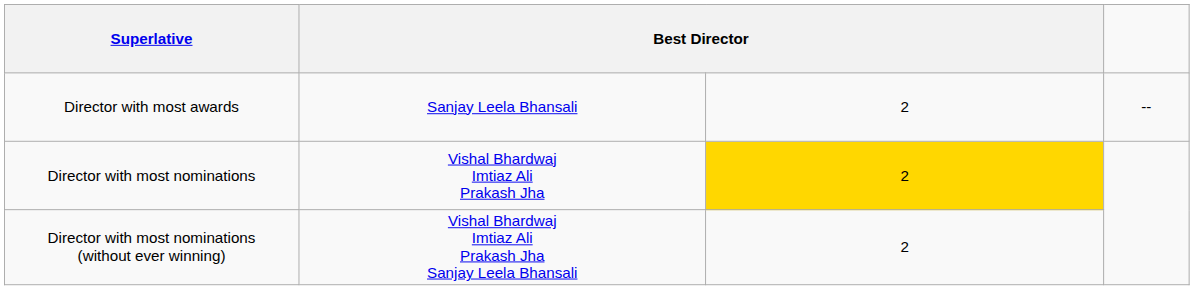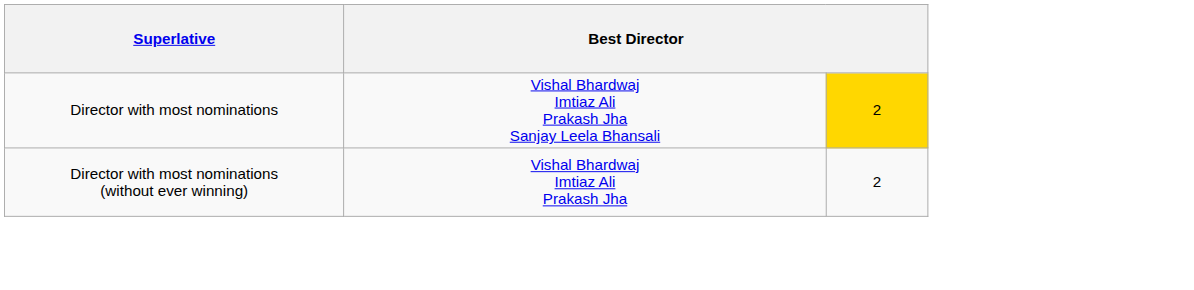- row: (152, 107)
(502, 175) Vishal Bhardwaj Imtiaz Ali Prakash Jha -> (585, 110) Vishal Bhardwaj Imtiaz Ali Prakash Jha Sanjay Leela Bhansali
(502, 247) Vishal Bhardwaj Imtiaz Ali Prakash Jha Sanjay Leela Bhansali -> (585, 182) Vishal Bhardwaj Imtiaz Ali Prakash Jha
